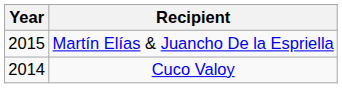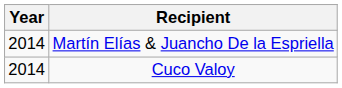(27, 43) 2015 -> (27, 43) 2014
